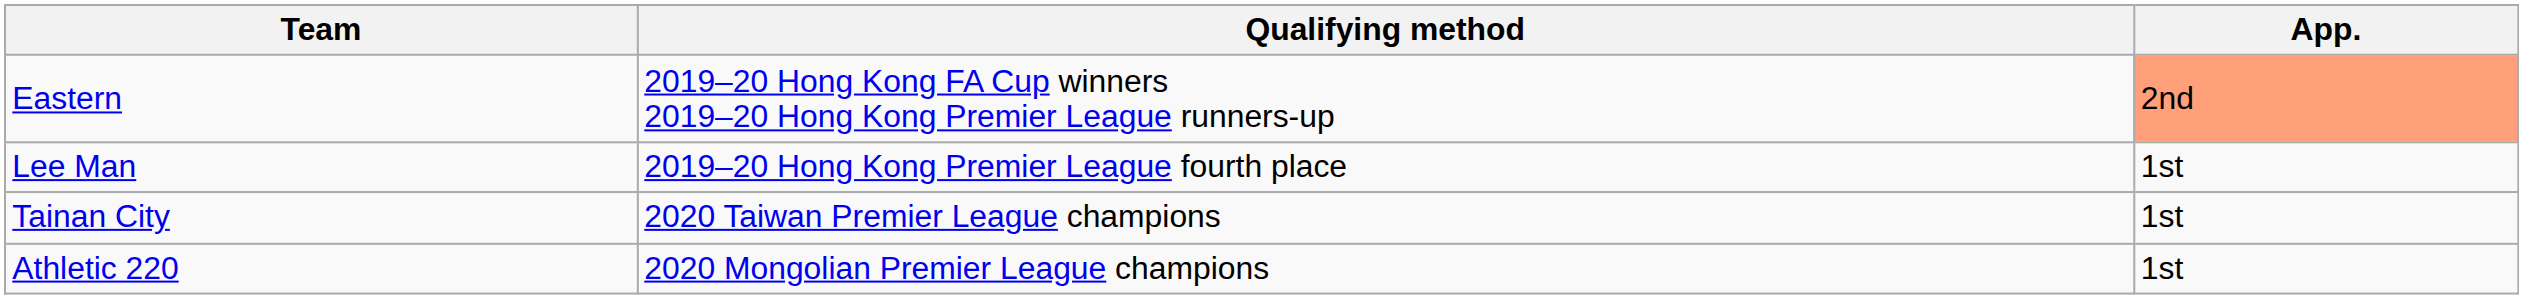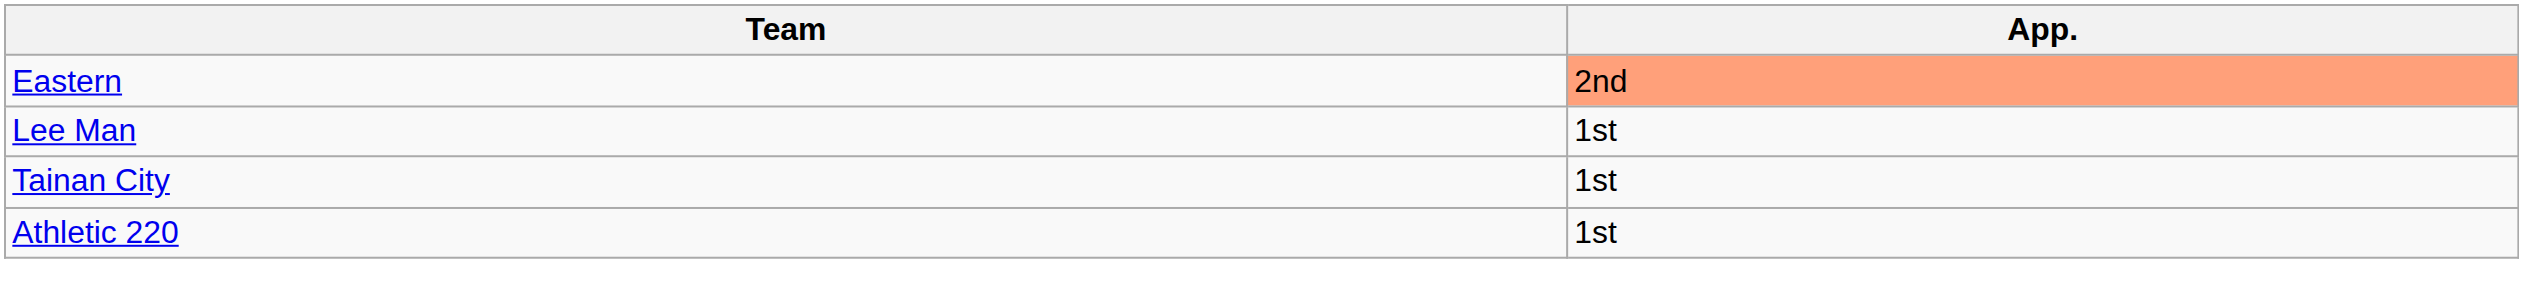- column: (1385, 29)
